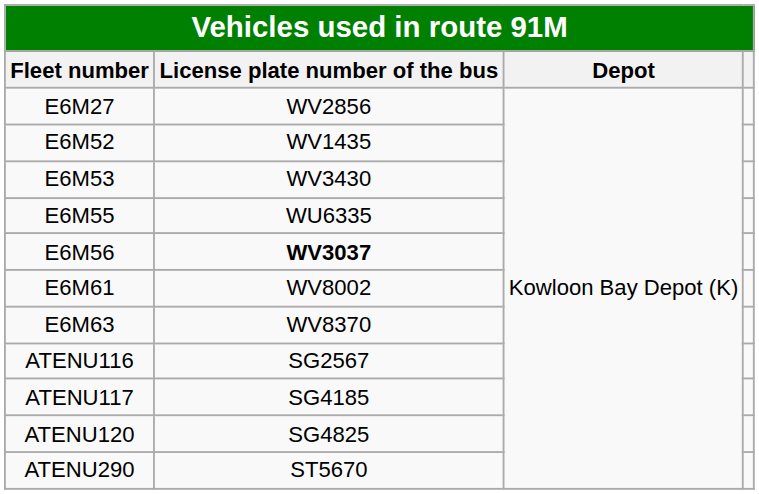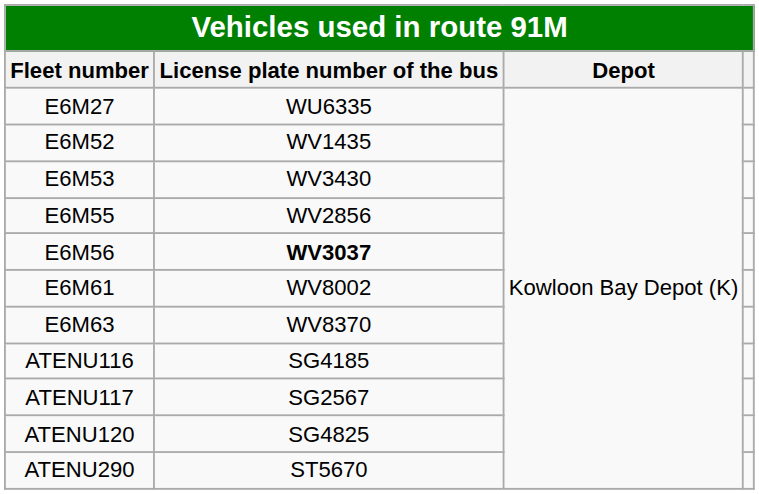(329, 106) WV2856 -> (329, 106) WU6335
(329, 215) WU6335 -> (329, 215) WV2856
(329, 361) SG2567 -> (329, 361) SG4185
(329, 397) SG4185 -> (329, 397) SG2567
